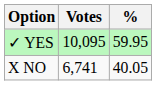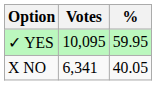(80, 67) 6,741 -> (80, 67) 6,341
